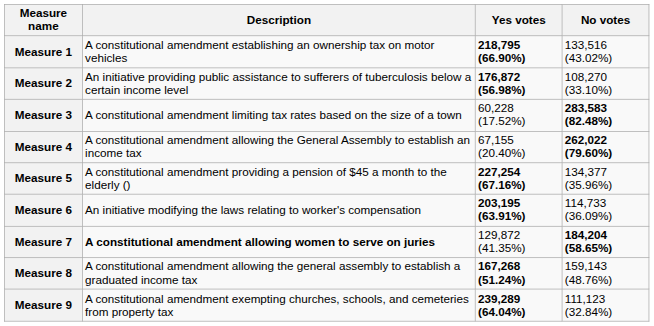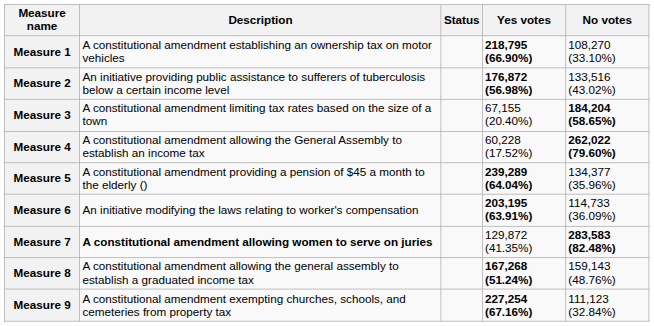+ column: (462, 20)
(589, 51) 133,516 (43.02%) -> (592, 51) 108,270 (33.10%)
(589, 83) 108,270 (33.10%) -> (592, 83) 133,516 (43.02%)
(502, 115) 60,228 (17.52%) -> (509, 115) 67,155 (20.40%)
(589, 115) 283,583 (82.48%) -> (592, 115) 184,204 (58.65%)
(502, 146) 67,155 (20.40%) -> (509, 146) 60,228 (17.52%)
(502, 178) 227,254 (67.16%) -> (509, 178) 239,289 (64.04%)
(589, 241) 184,204 (58.65%) -> (592, 241) 283,583 (82.48%)
(502, 305) 239,289 (64.04%) -> (509, 305) 227,254 (67.16%)
